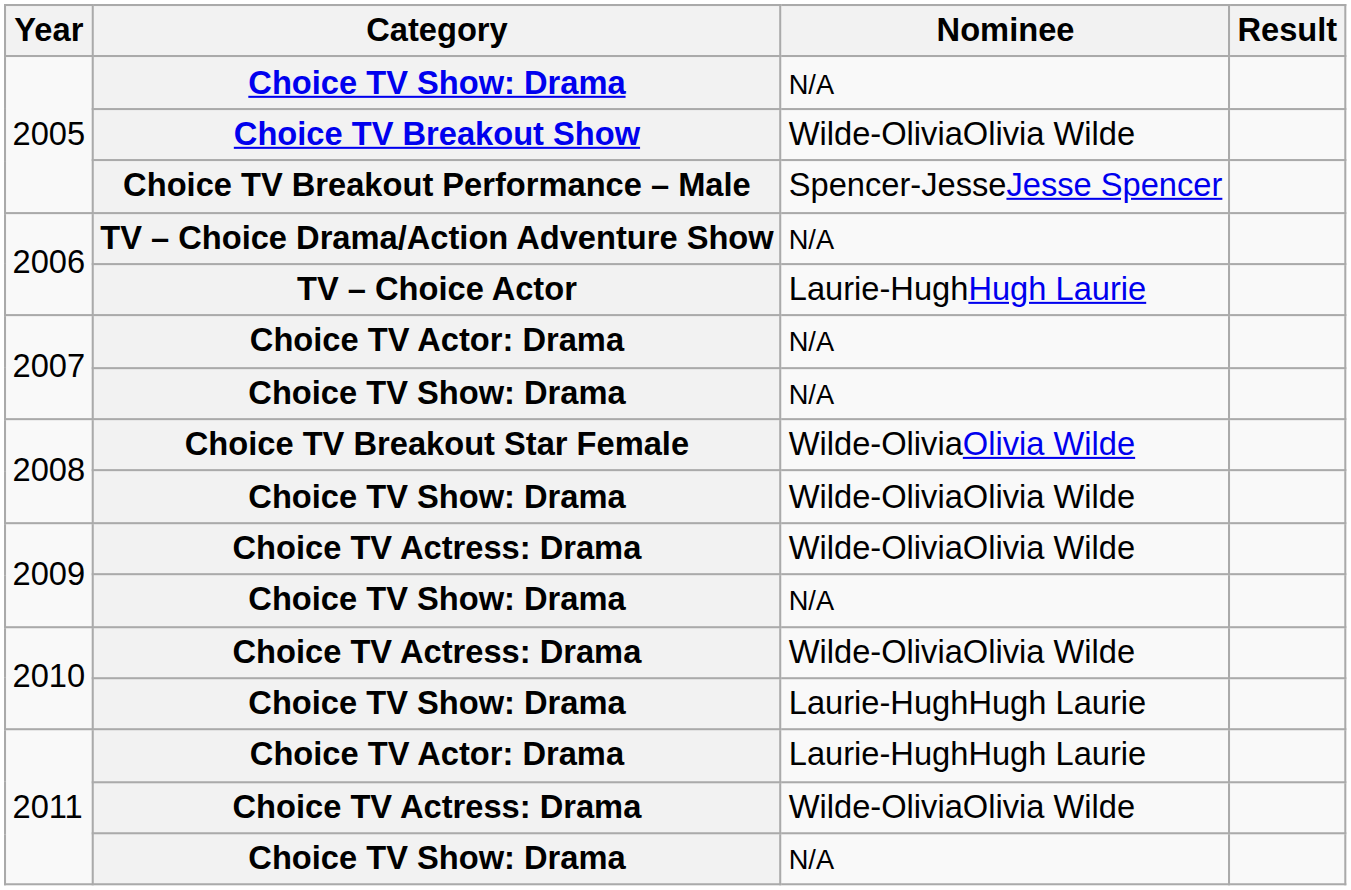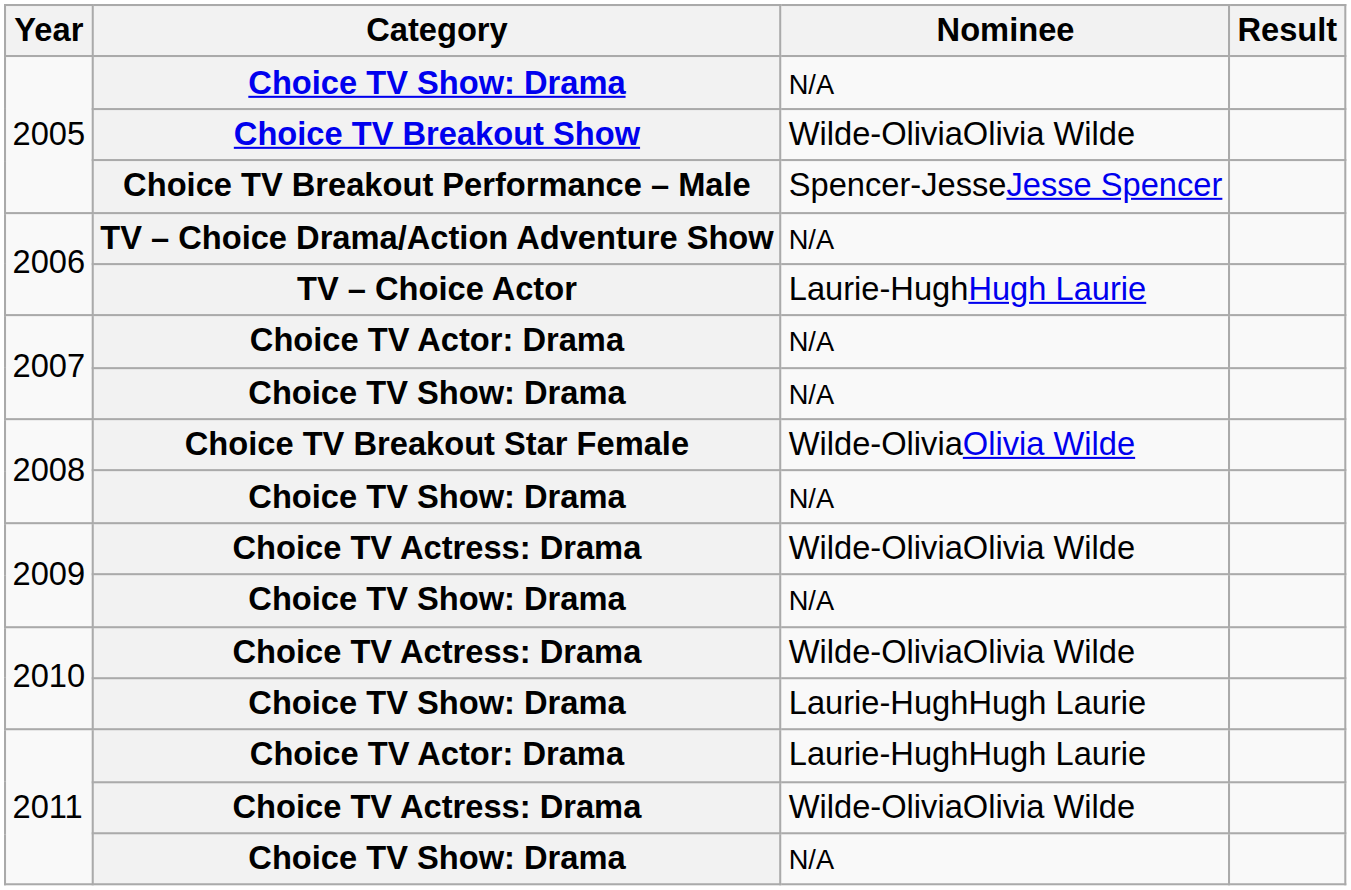(962, 496) Wilde-OliviaOlivia Wilde -> (1006, 497) N/A
